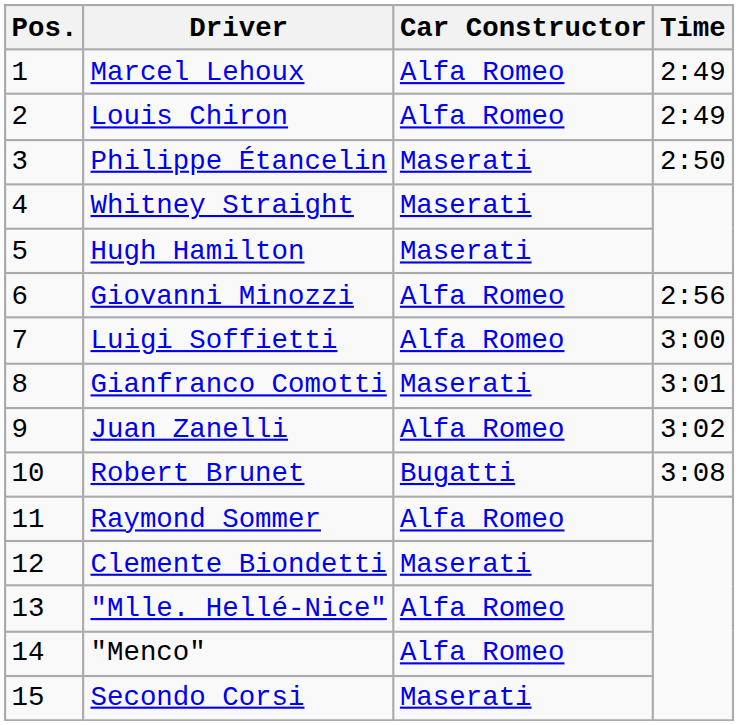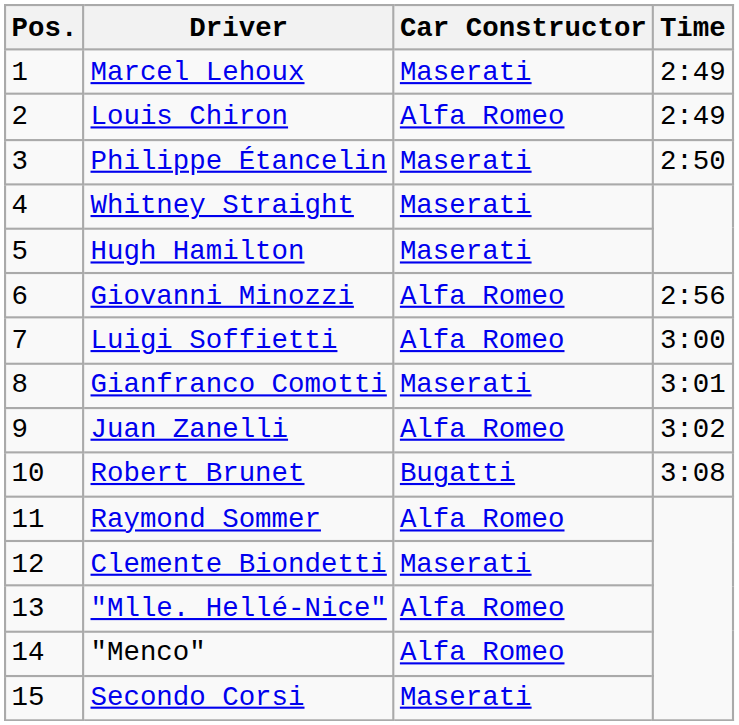(482, 72) Alfa Romeo -> (466, 72) Maserati
